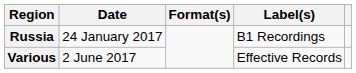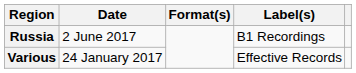(112, 36) 24 January 2017 -> (99, 36) 2 June 2017
(99, 57) 2 June 2017 -> (112, 57) 24 January 2017
